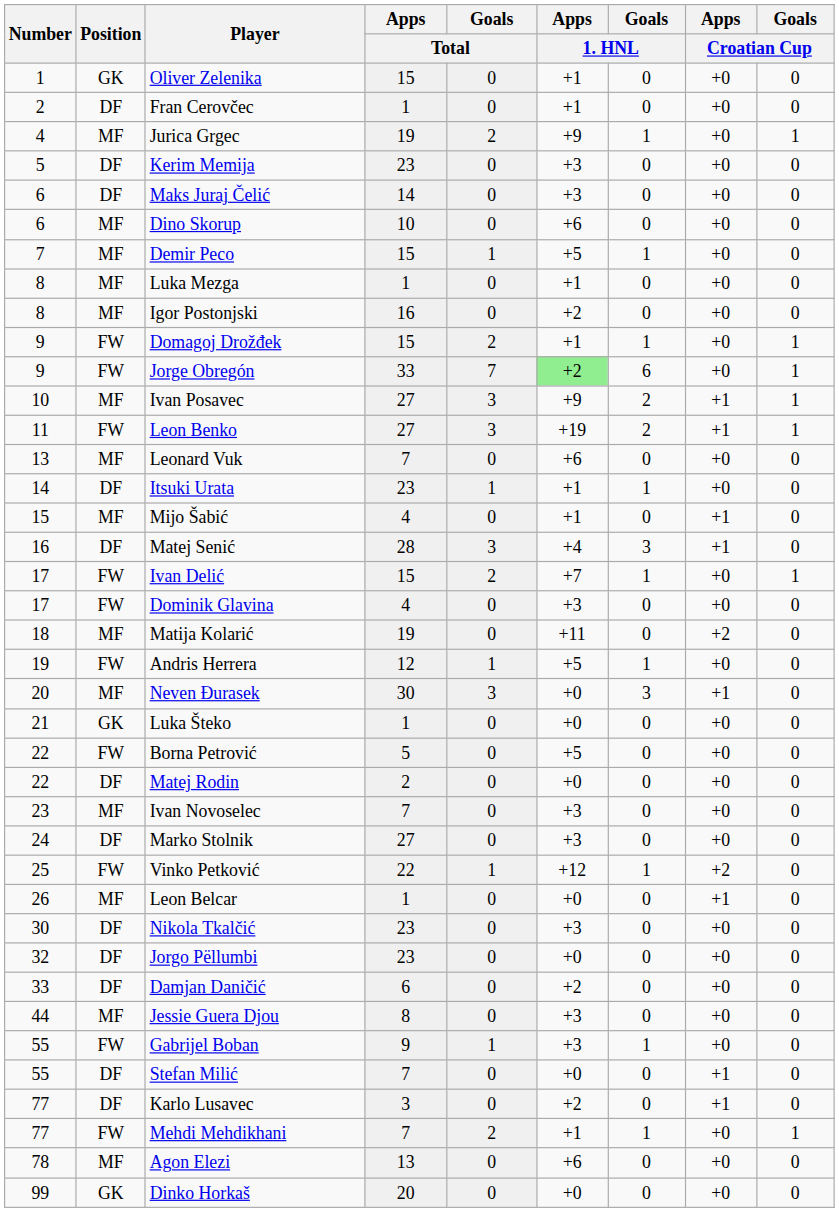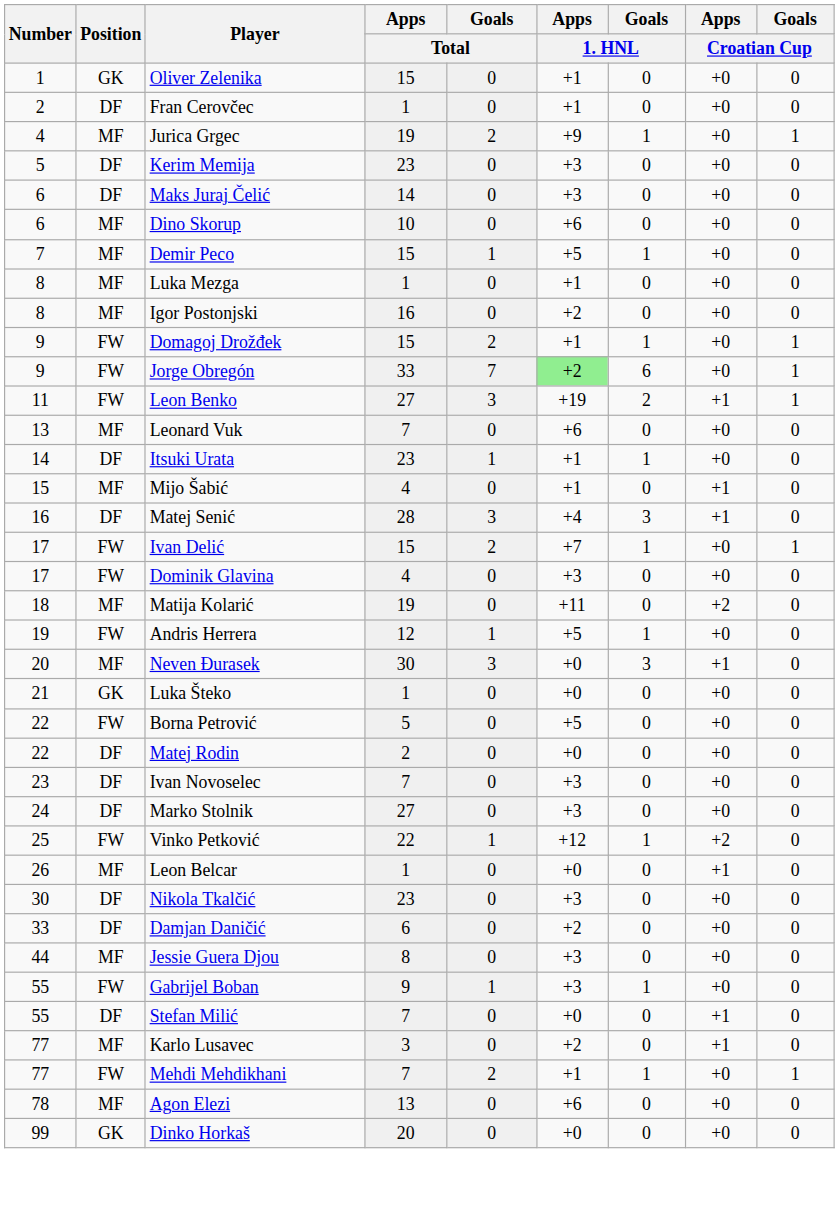- row: (197, 400)
(111, 811) MF -> (111, 781) DF
- row: (204, 957)
(111, 1104) DF -> (111, 1045) MF
